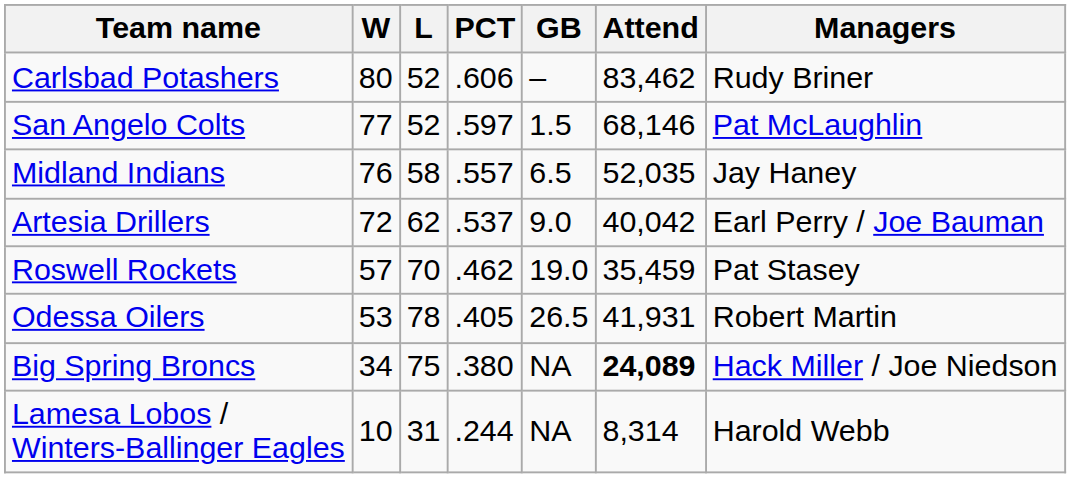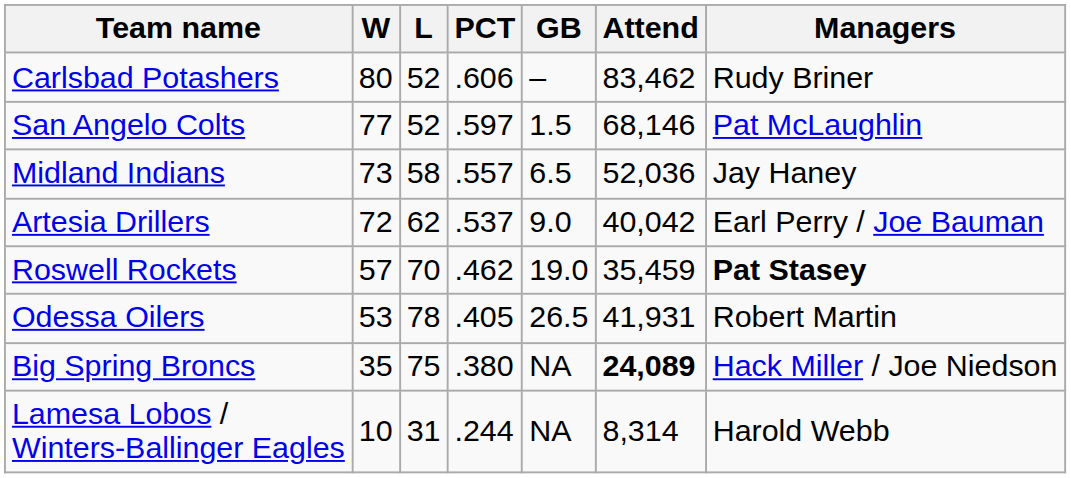(376, 173) 76 -> (376, 173) 73
(649, 173) 52,035 -> (649, 173) 52,036
(786, 269) normal -> (790, 269) bold
(376, 366) 34 -> (376, 366) 35
